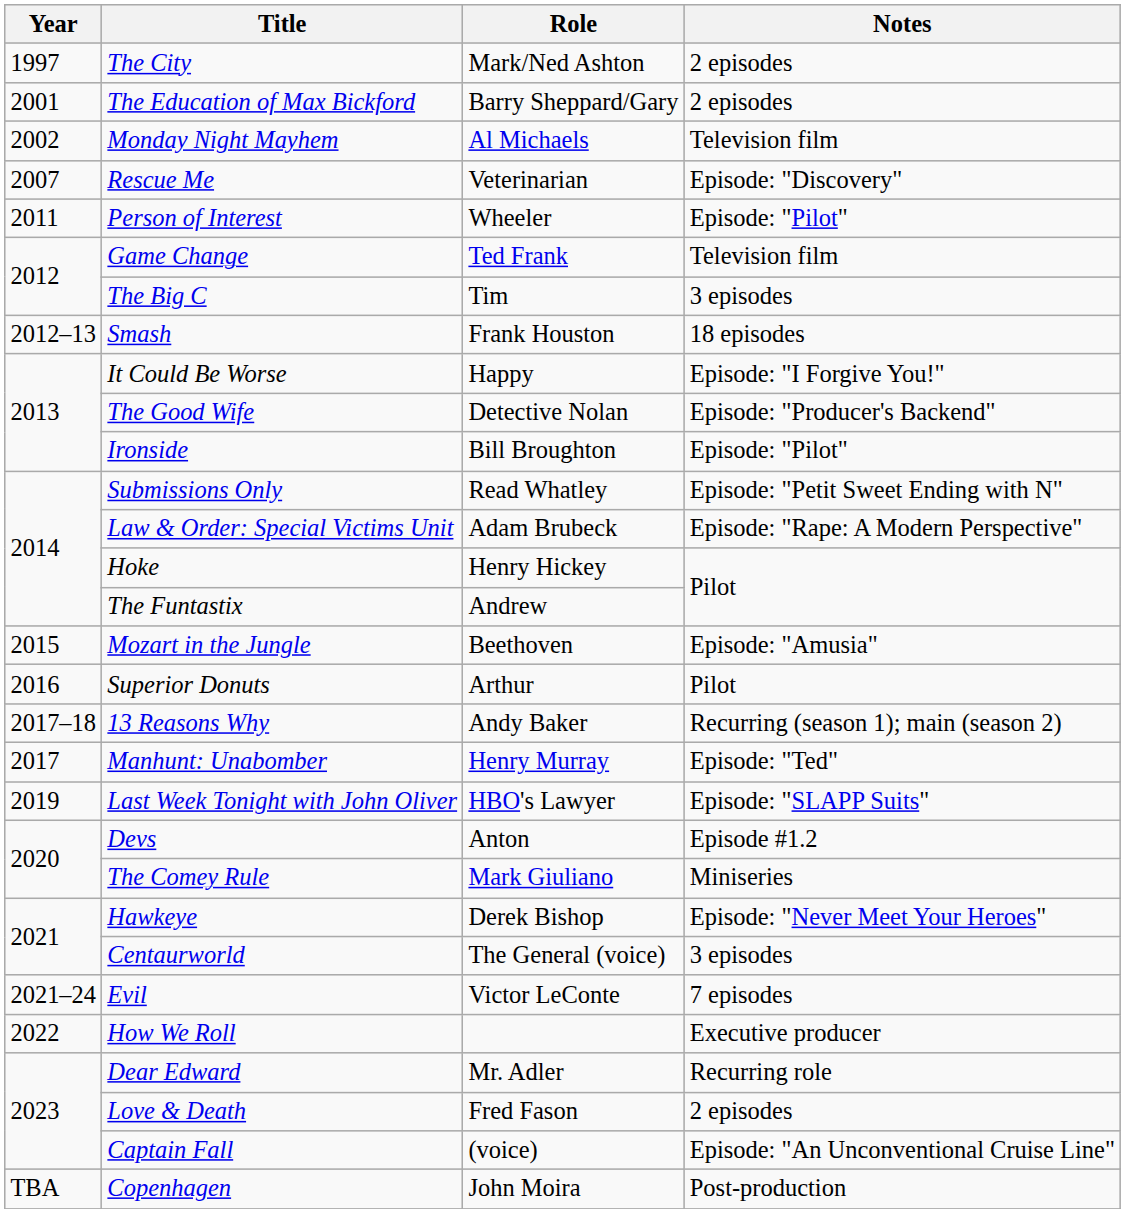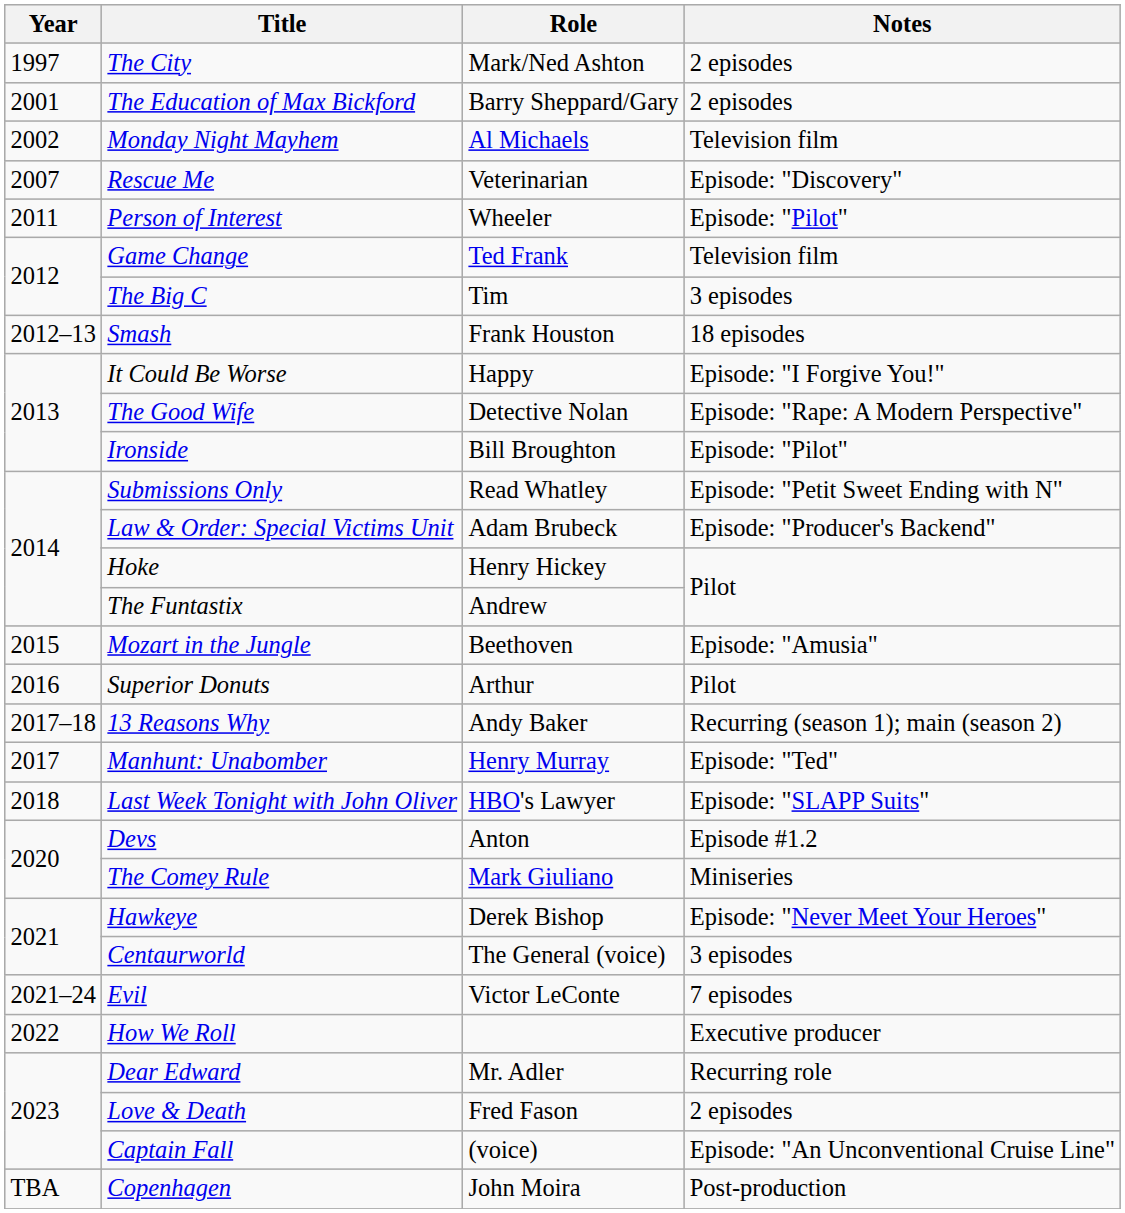(843, 412) Episode: "Producer's Backend" -> (886, 412) Episode: "Rape: A Modern Perspective"
(886, 528) Episode: "Rape: A Modern Perspective" -> (843, 528) Episode: "Producer's Backend"
(35, 800) 2019 -> (35, 800) 2018
